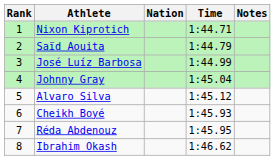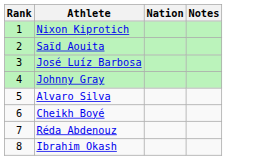- column: (210, 13)
